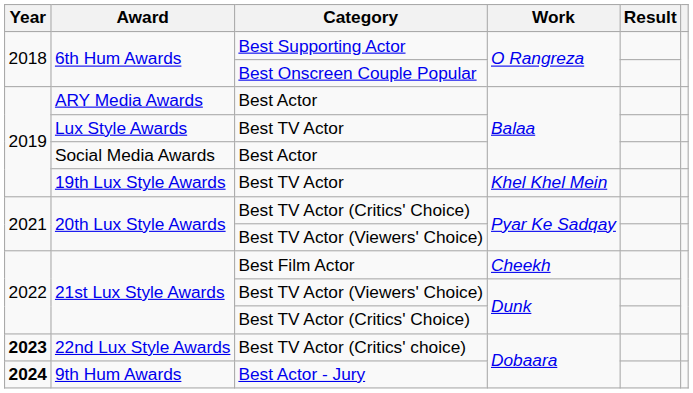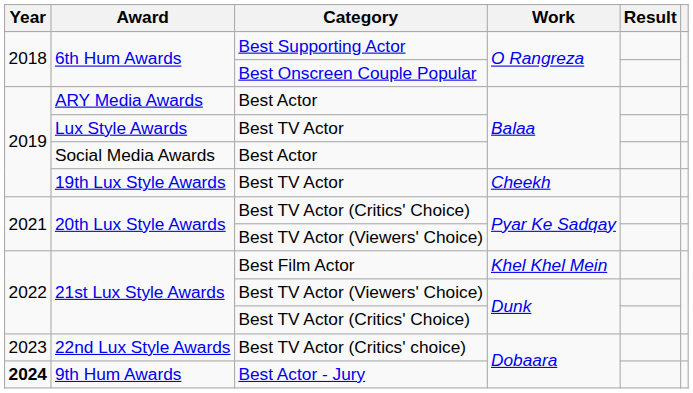(549, 182) Khel Khel Mein -> (521, 182) Cheekh
(521, 264) Cheekh -> (549, 264) Khel Khel Mein
(28, 347) bold -> (28, 347) normal
